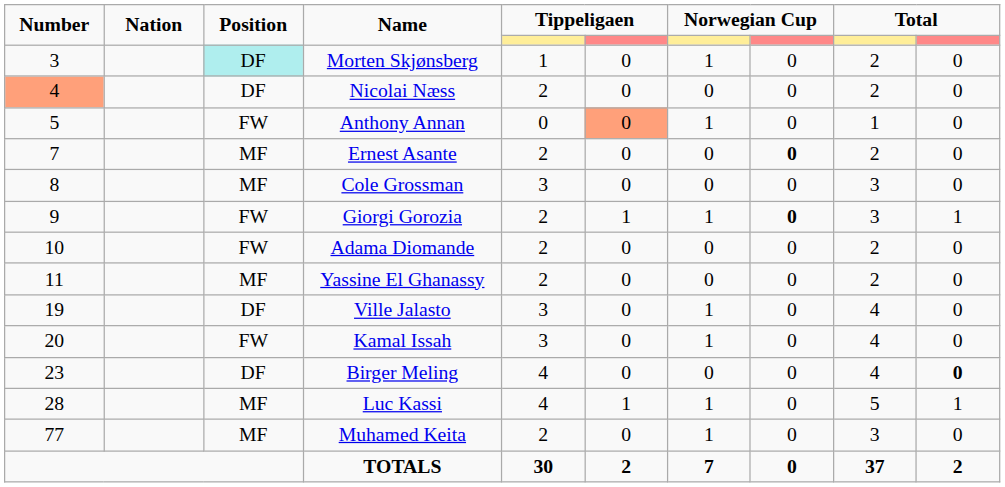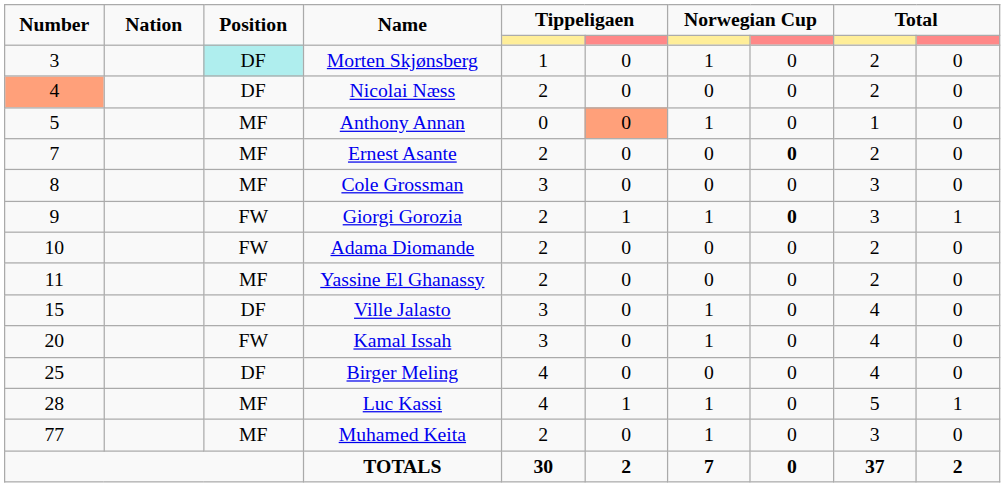(253, 122) FW -> (253, 122) MF
(54, 310) 19 -> (54, 310) 15
(54, 372) 23 -> (54, 372) 25
(958, 372) bold -> (958, 372) normal
